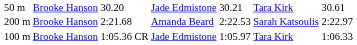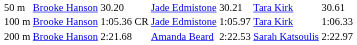rows swapped: (124, 36) <-> (116, 22)
